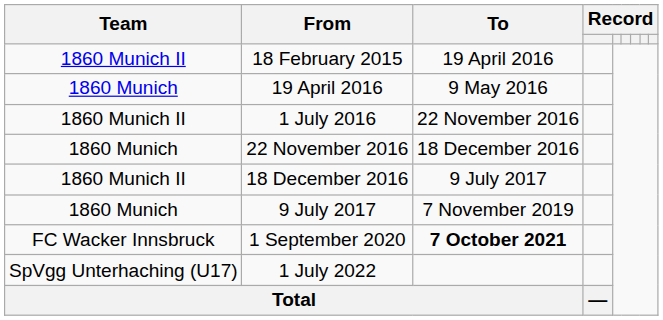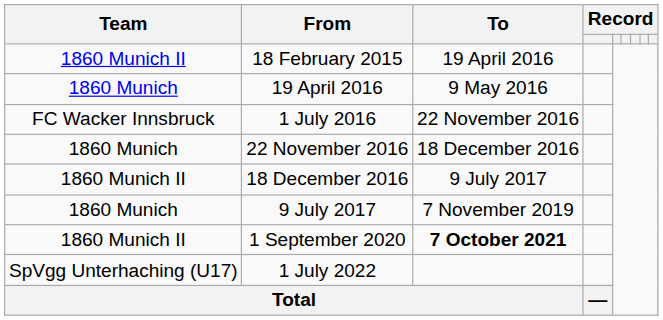(123, 118) 1860 Munich II -> (123, 118) FC Wacker Innsbruck
(123, 239) FC Wacker Innsbruck -> (123, 239) 1860 Munich II
